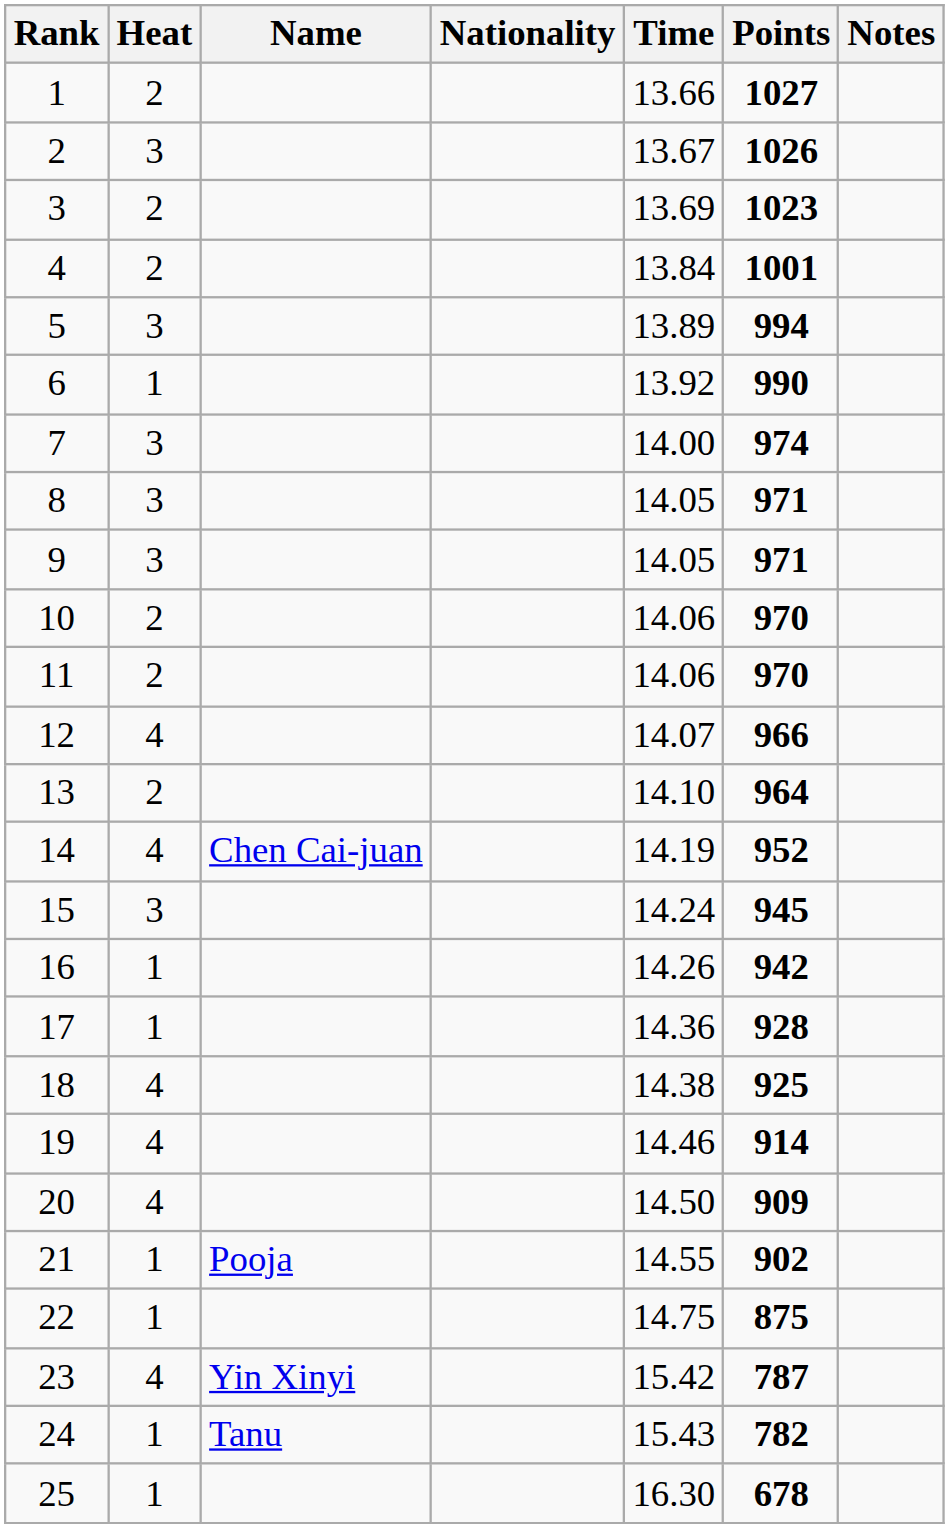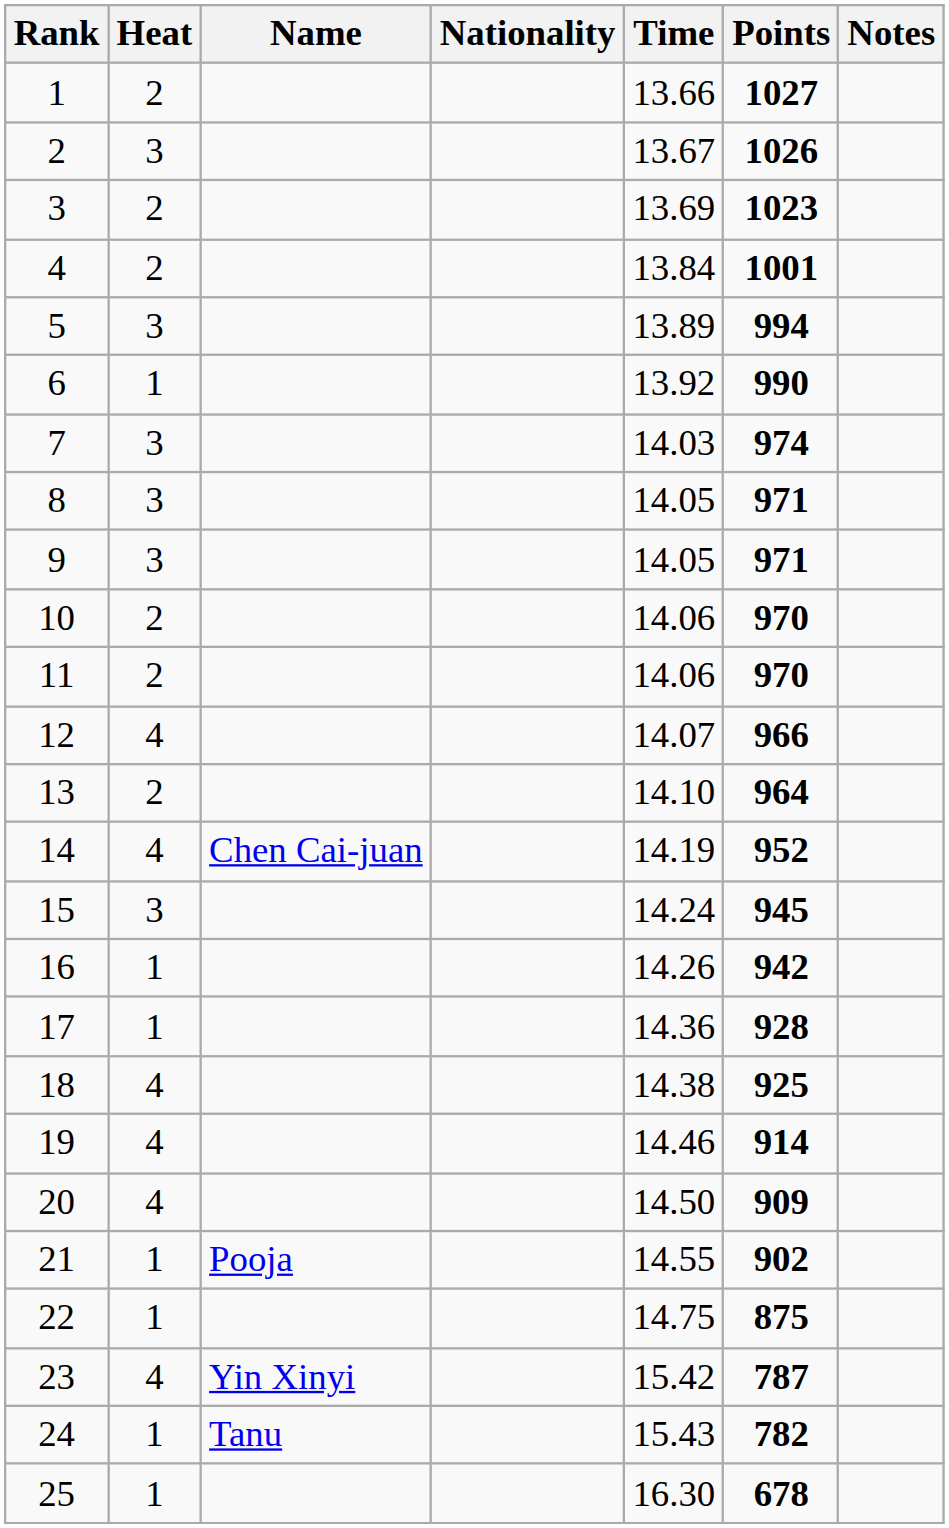(674, 442) 14.00 -> (674, 442) 14.03
